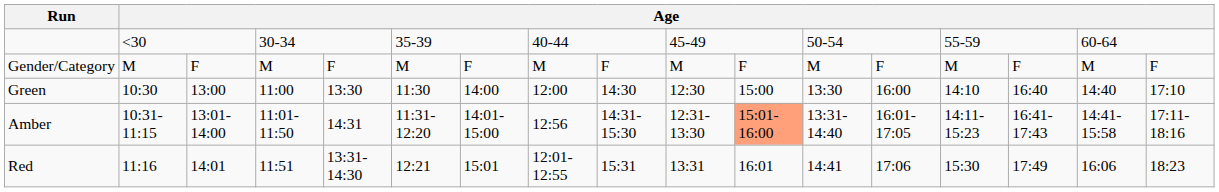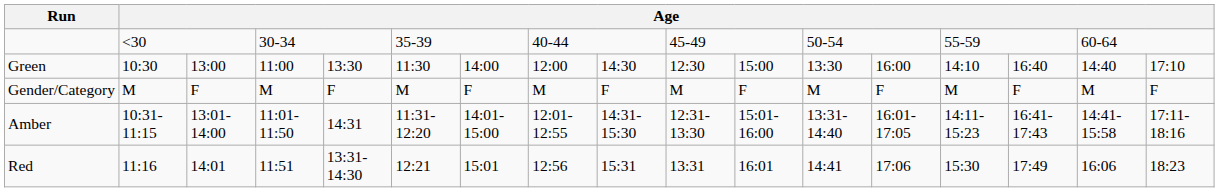rows swapped: (62, 66) <-> (27, 90)
(550, 123) 12:56 -> (552, 123) 12:01-12:55
(758, 123) lightsalmon background -> (758, 123) no background
(552, 166) 12:01-12:55 -> (550, 166) 12:56
